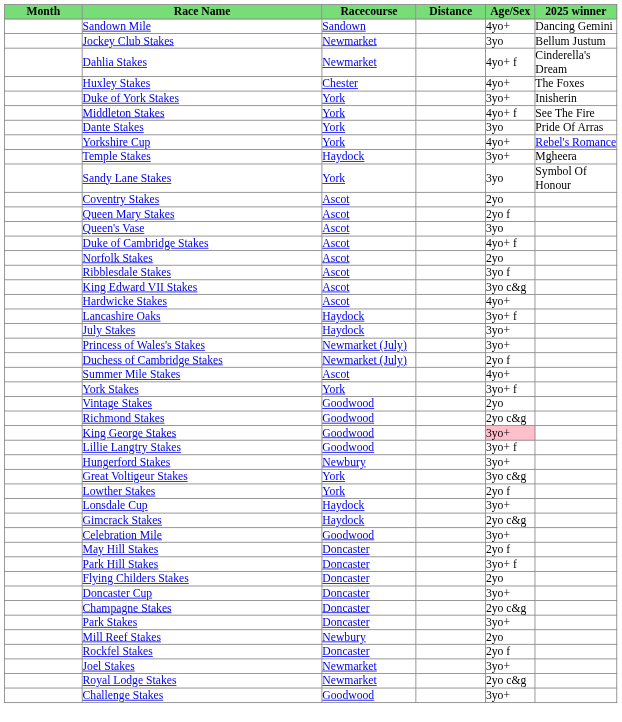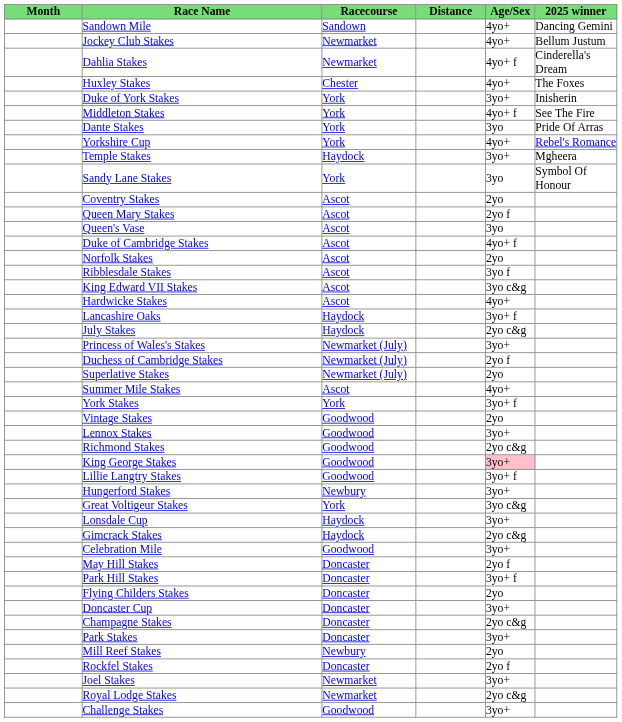(495, 40) 3yo -> (498, 40) 4yo+
(498, 330) 3yo+ -> (506, 330) 2yo c&g
+ row: (126, 374)
+ row: (117, 432)
- row: (119, 491)
